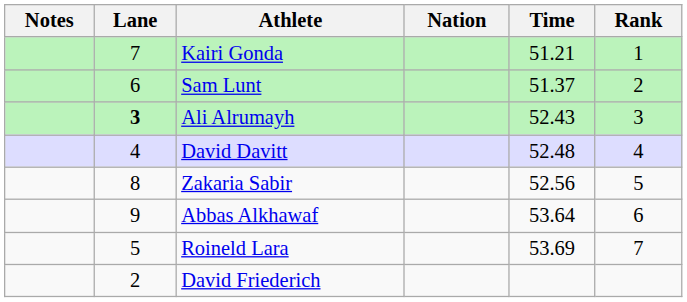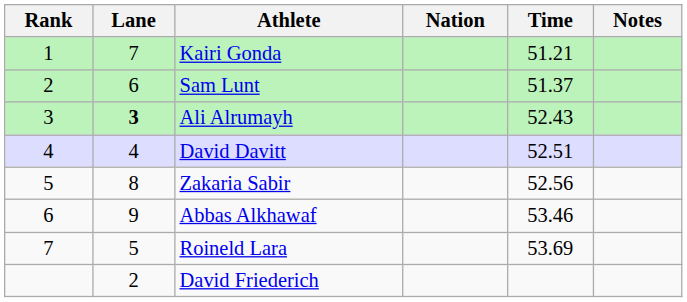columns swapped: (638, 20) <-> (49, 20)
(552, 150) 52.48 -> (550, 150) 52.51
(552, 215) 53.64 -> (550, 215) 53.46
